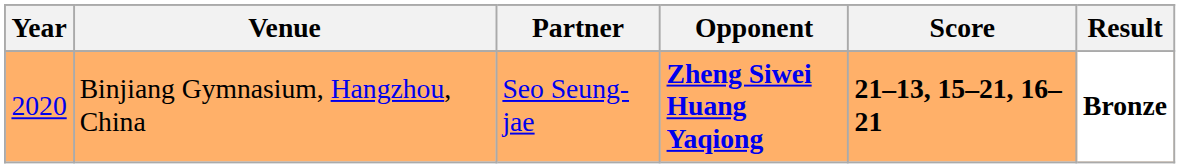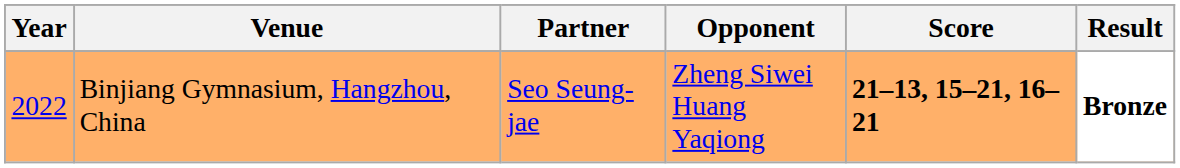(39, 105) 2020 -> (39, 105) 2022
(739, 105) bold -> (743, 105) normal
